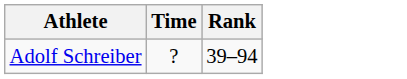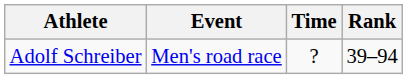+ column: (216, 21)
